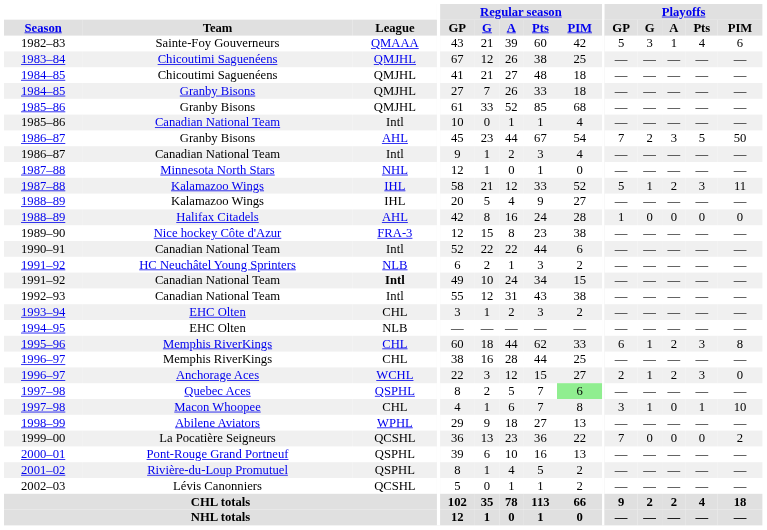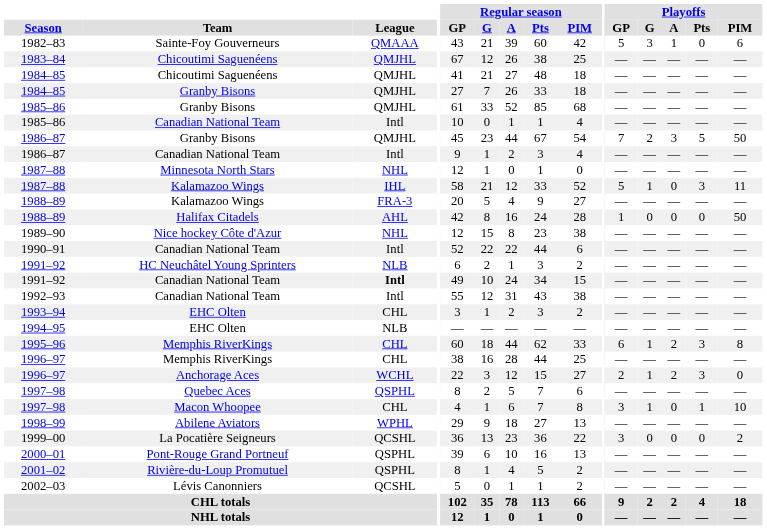(702, 43) 4 -> (702, 43) 0
(395, 138) AHL -> (395, 138) QMJHL
(674, 185) 2 -> (674, 185) 0
(395, 201) IHL -> (395, 201) FRA-3
(740, 217) 0 -> (740, 217) 50
(395, 233) FRA-3 -> (395, 233) NHL
(580, 391) lightgreen background -> (580, 391) no background
(621, 438) 7 -> (621, 438) 3
